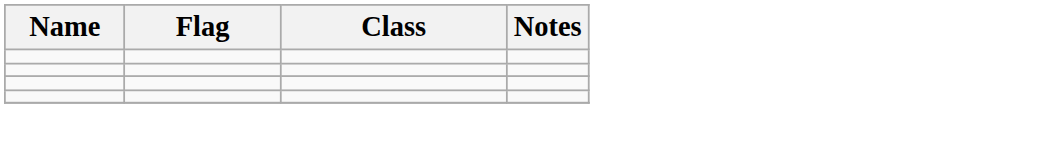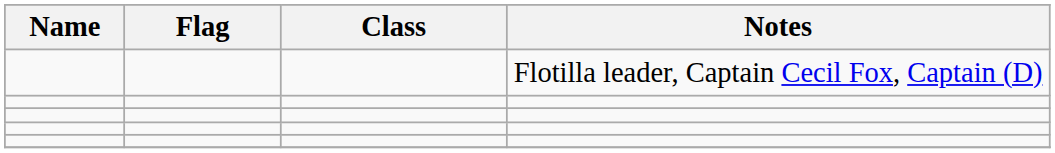+ row: (65, 73)
